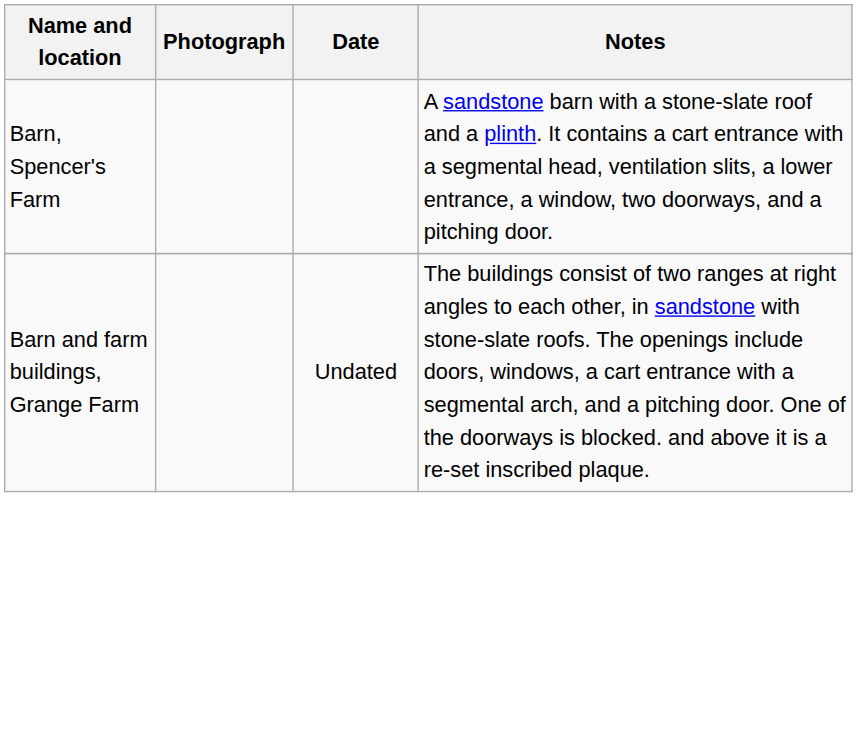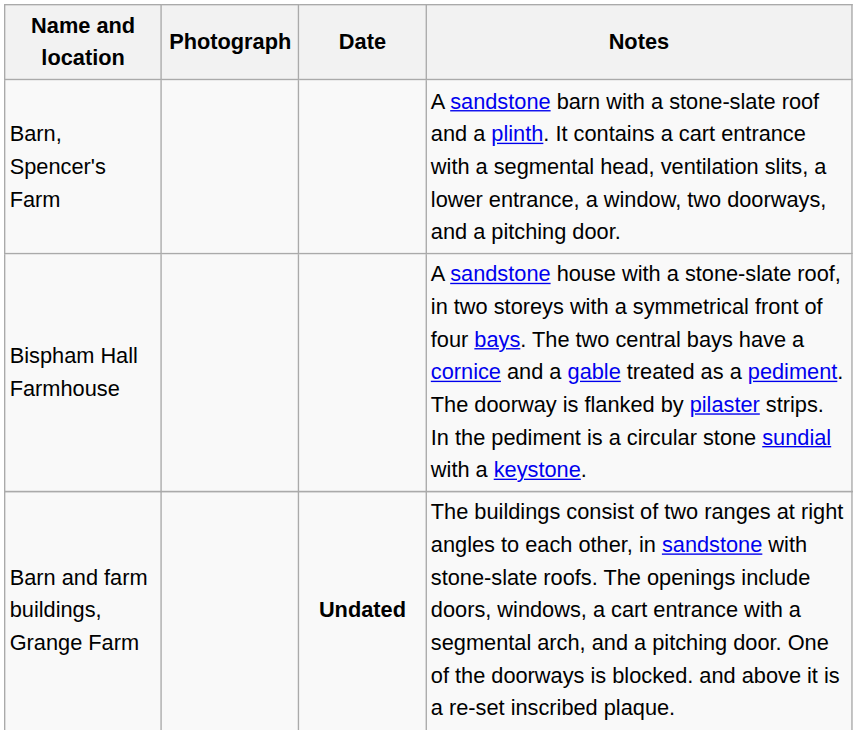+ row: (74, 372)
(356, 372) normal -> (362, 610) bold
